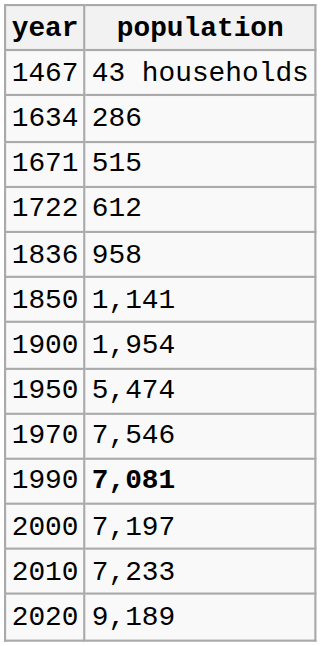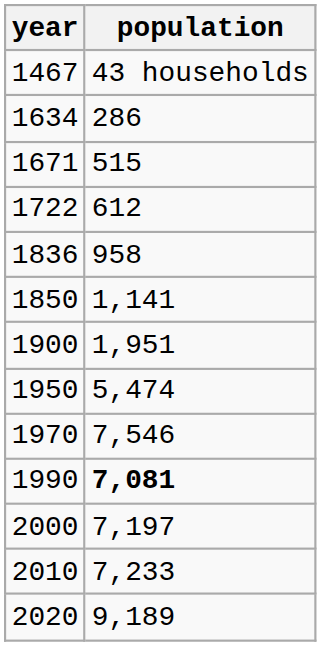(133, 345) 1,954 -> (133, 345) 1,951
